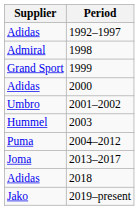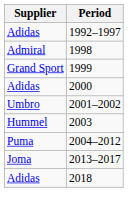- row: (100, 196)
